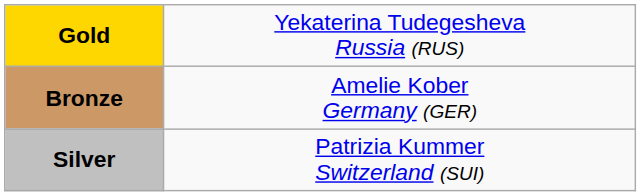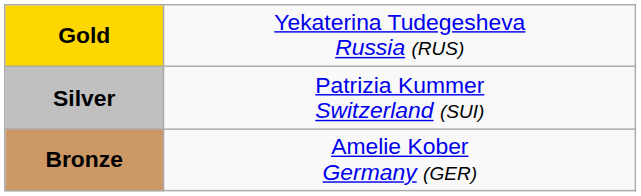rows swapped: (84, 159) <-> (84, 97)
